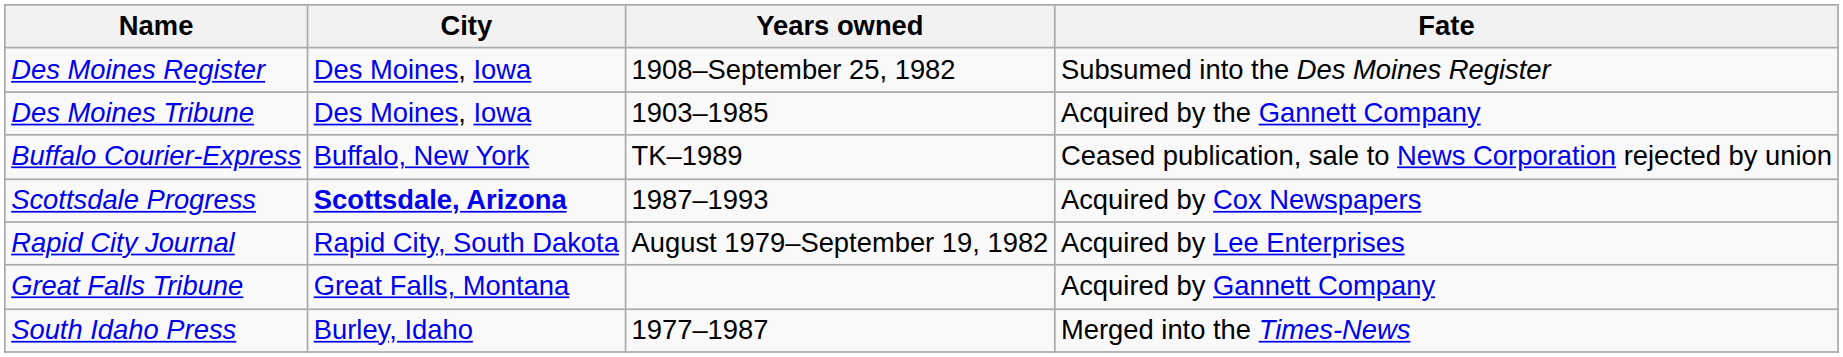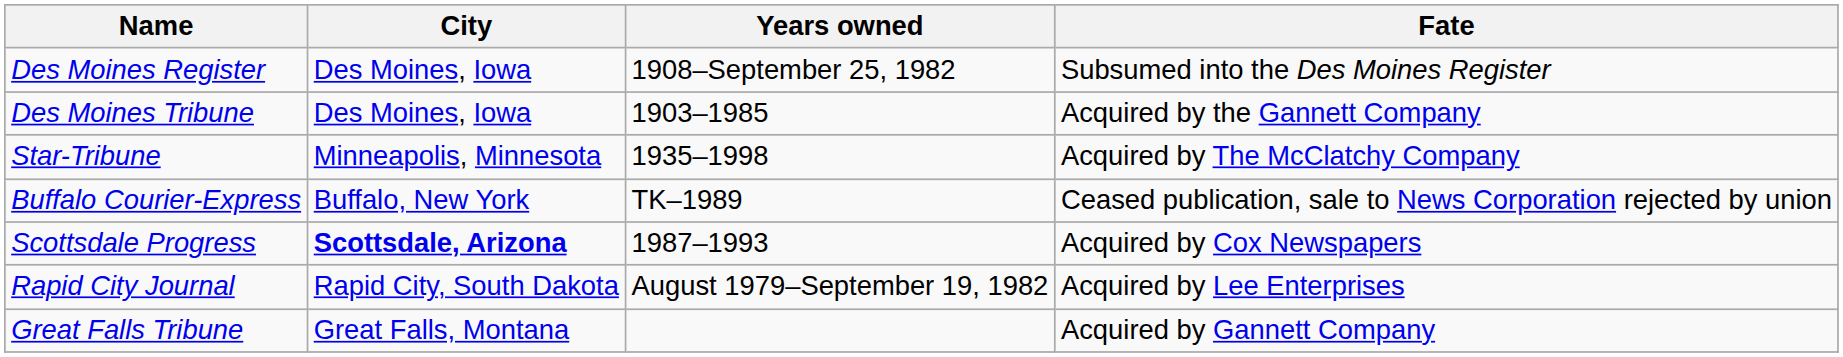+ row: (86, 156)
- row: (124, 329)
